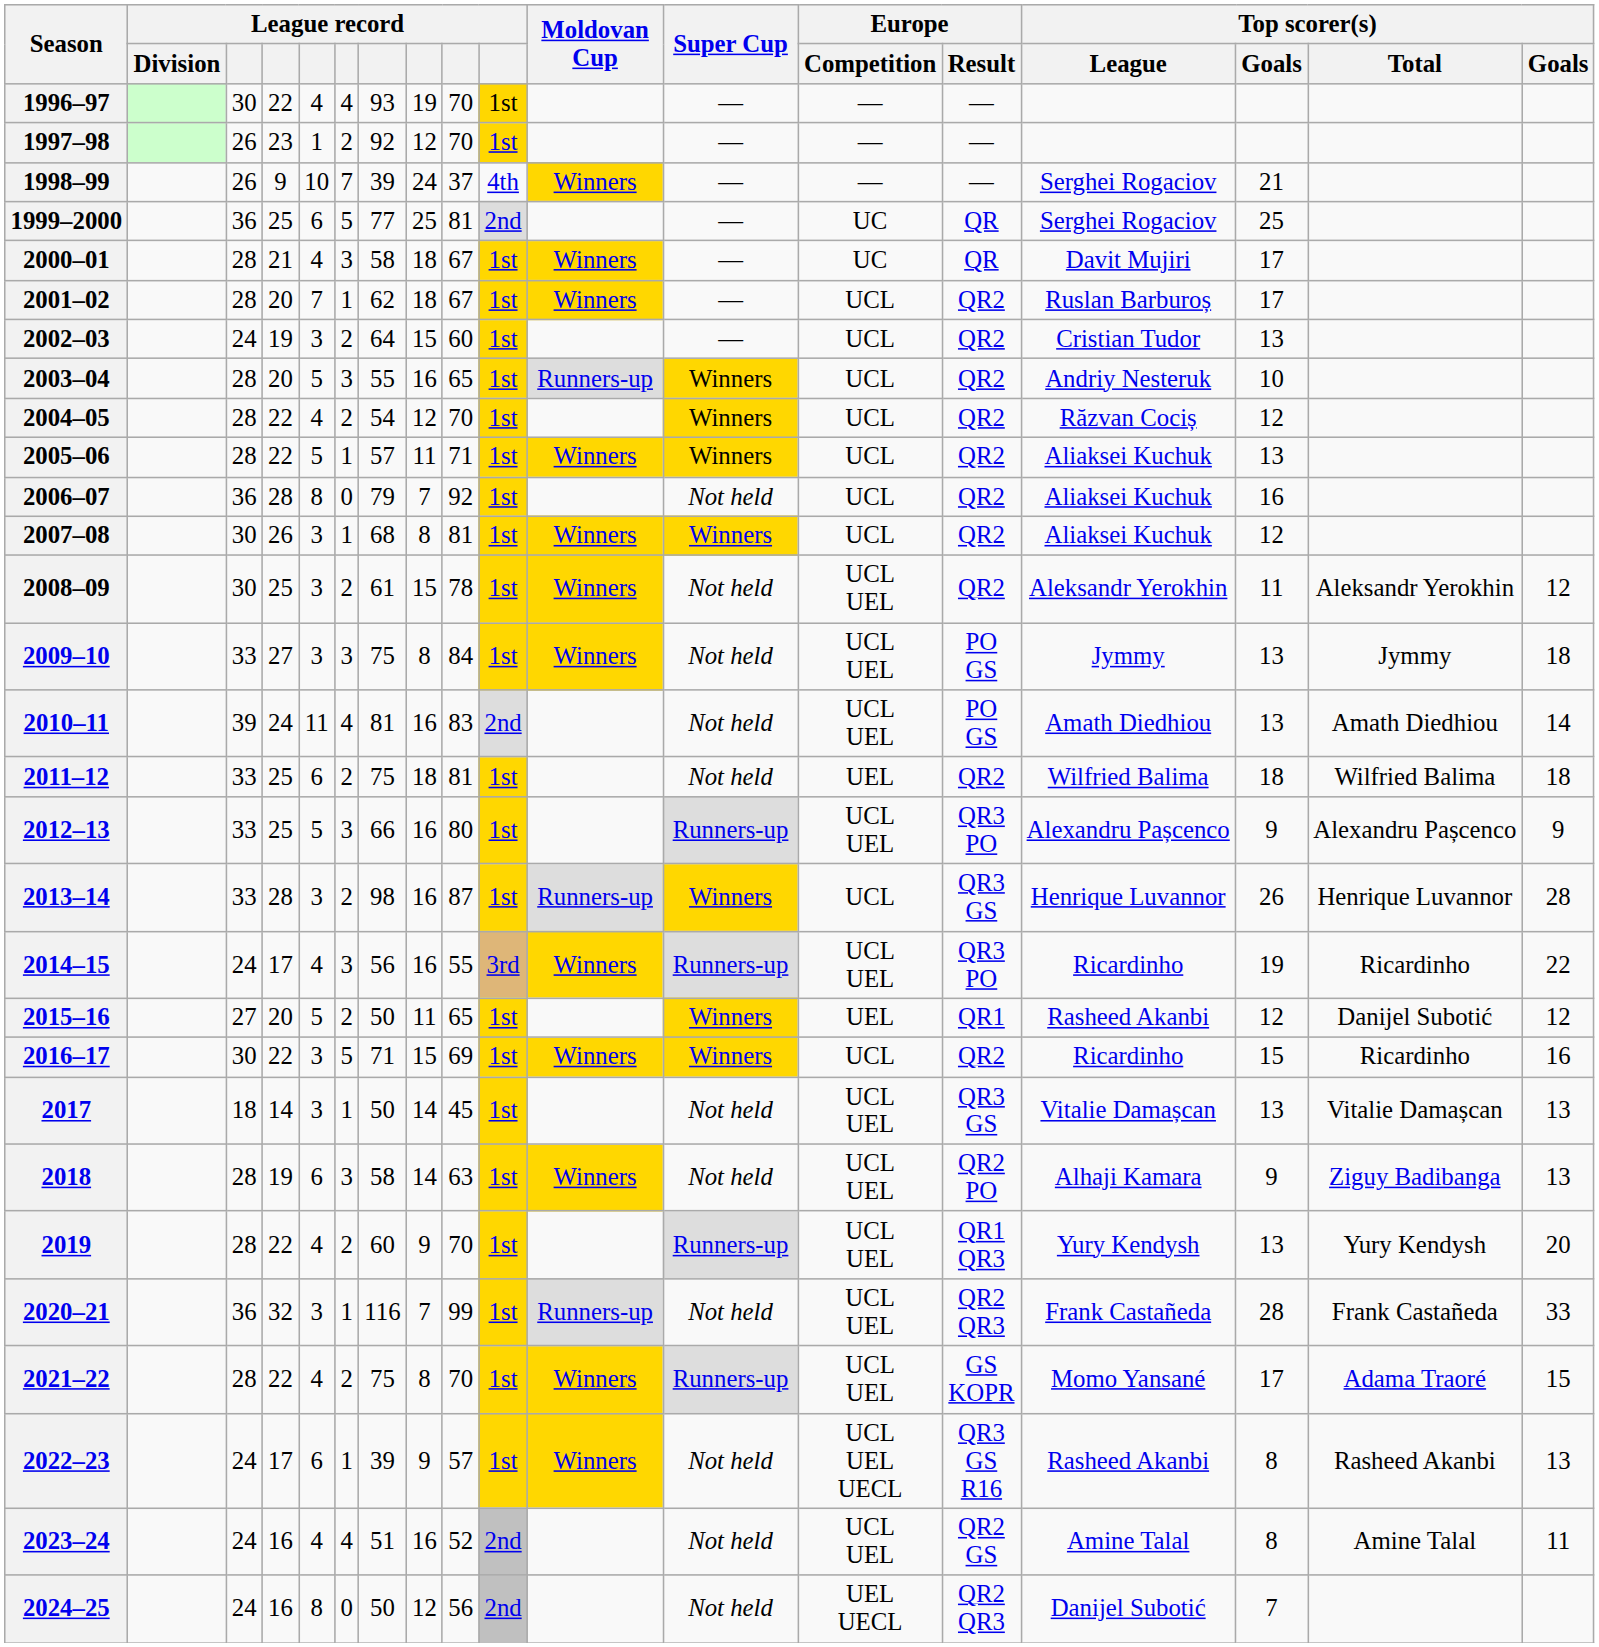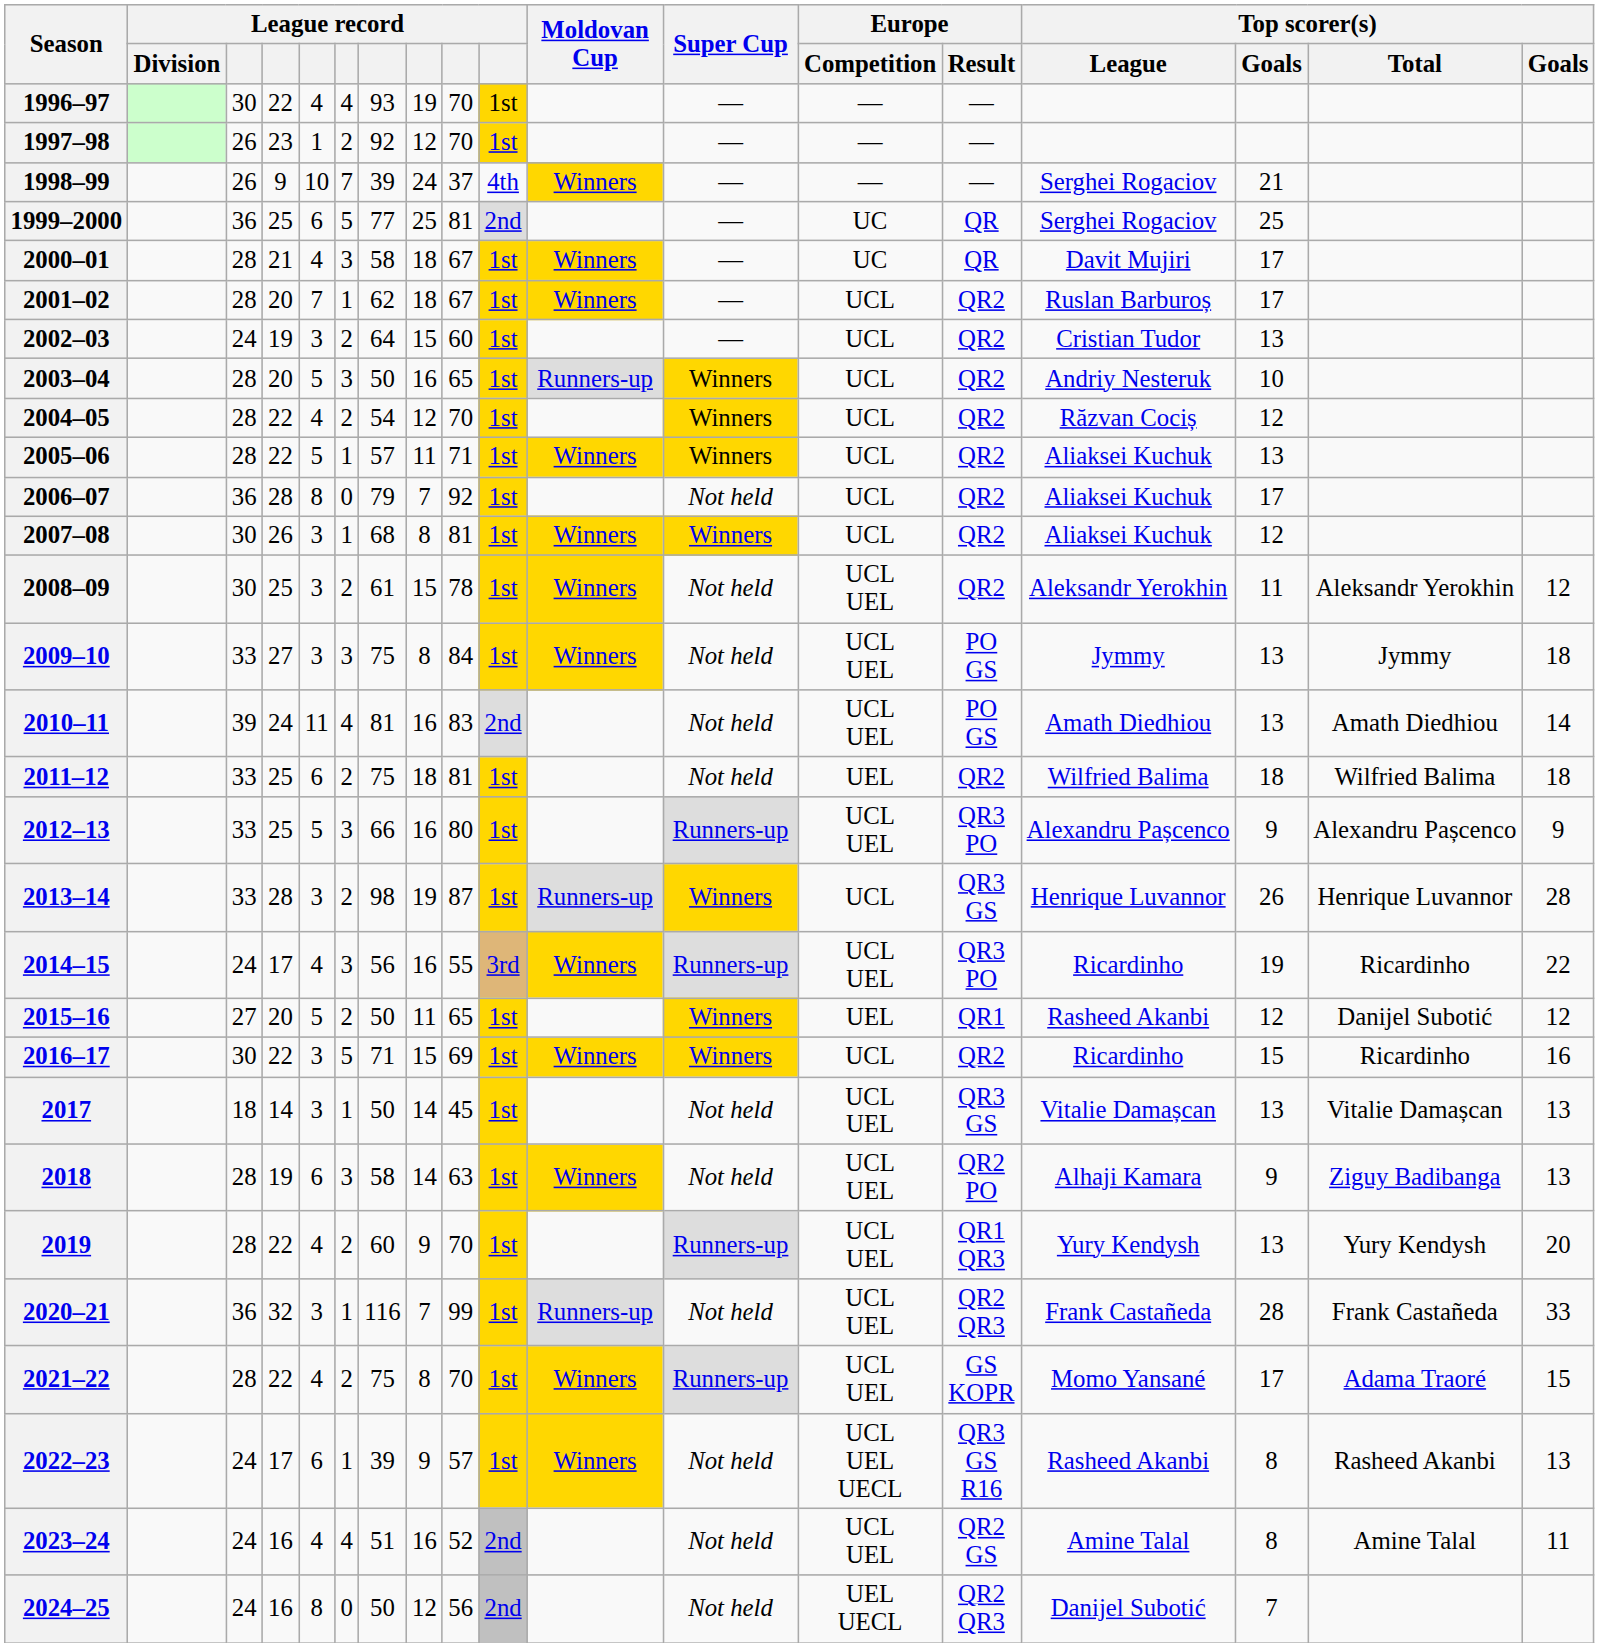(382, 378) 55 -> (382, 378) 50
(1272, 496) 16 -> (1272, 496) 17
(424, 897) 16 -> (424, 897) 19
